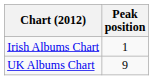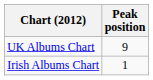rows swapped: (53, 46) <-> (51, 65)
